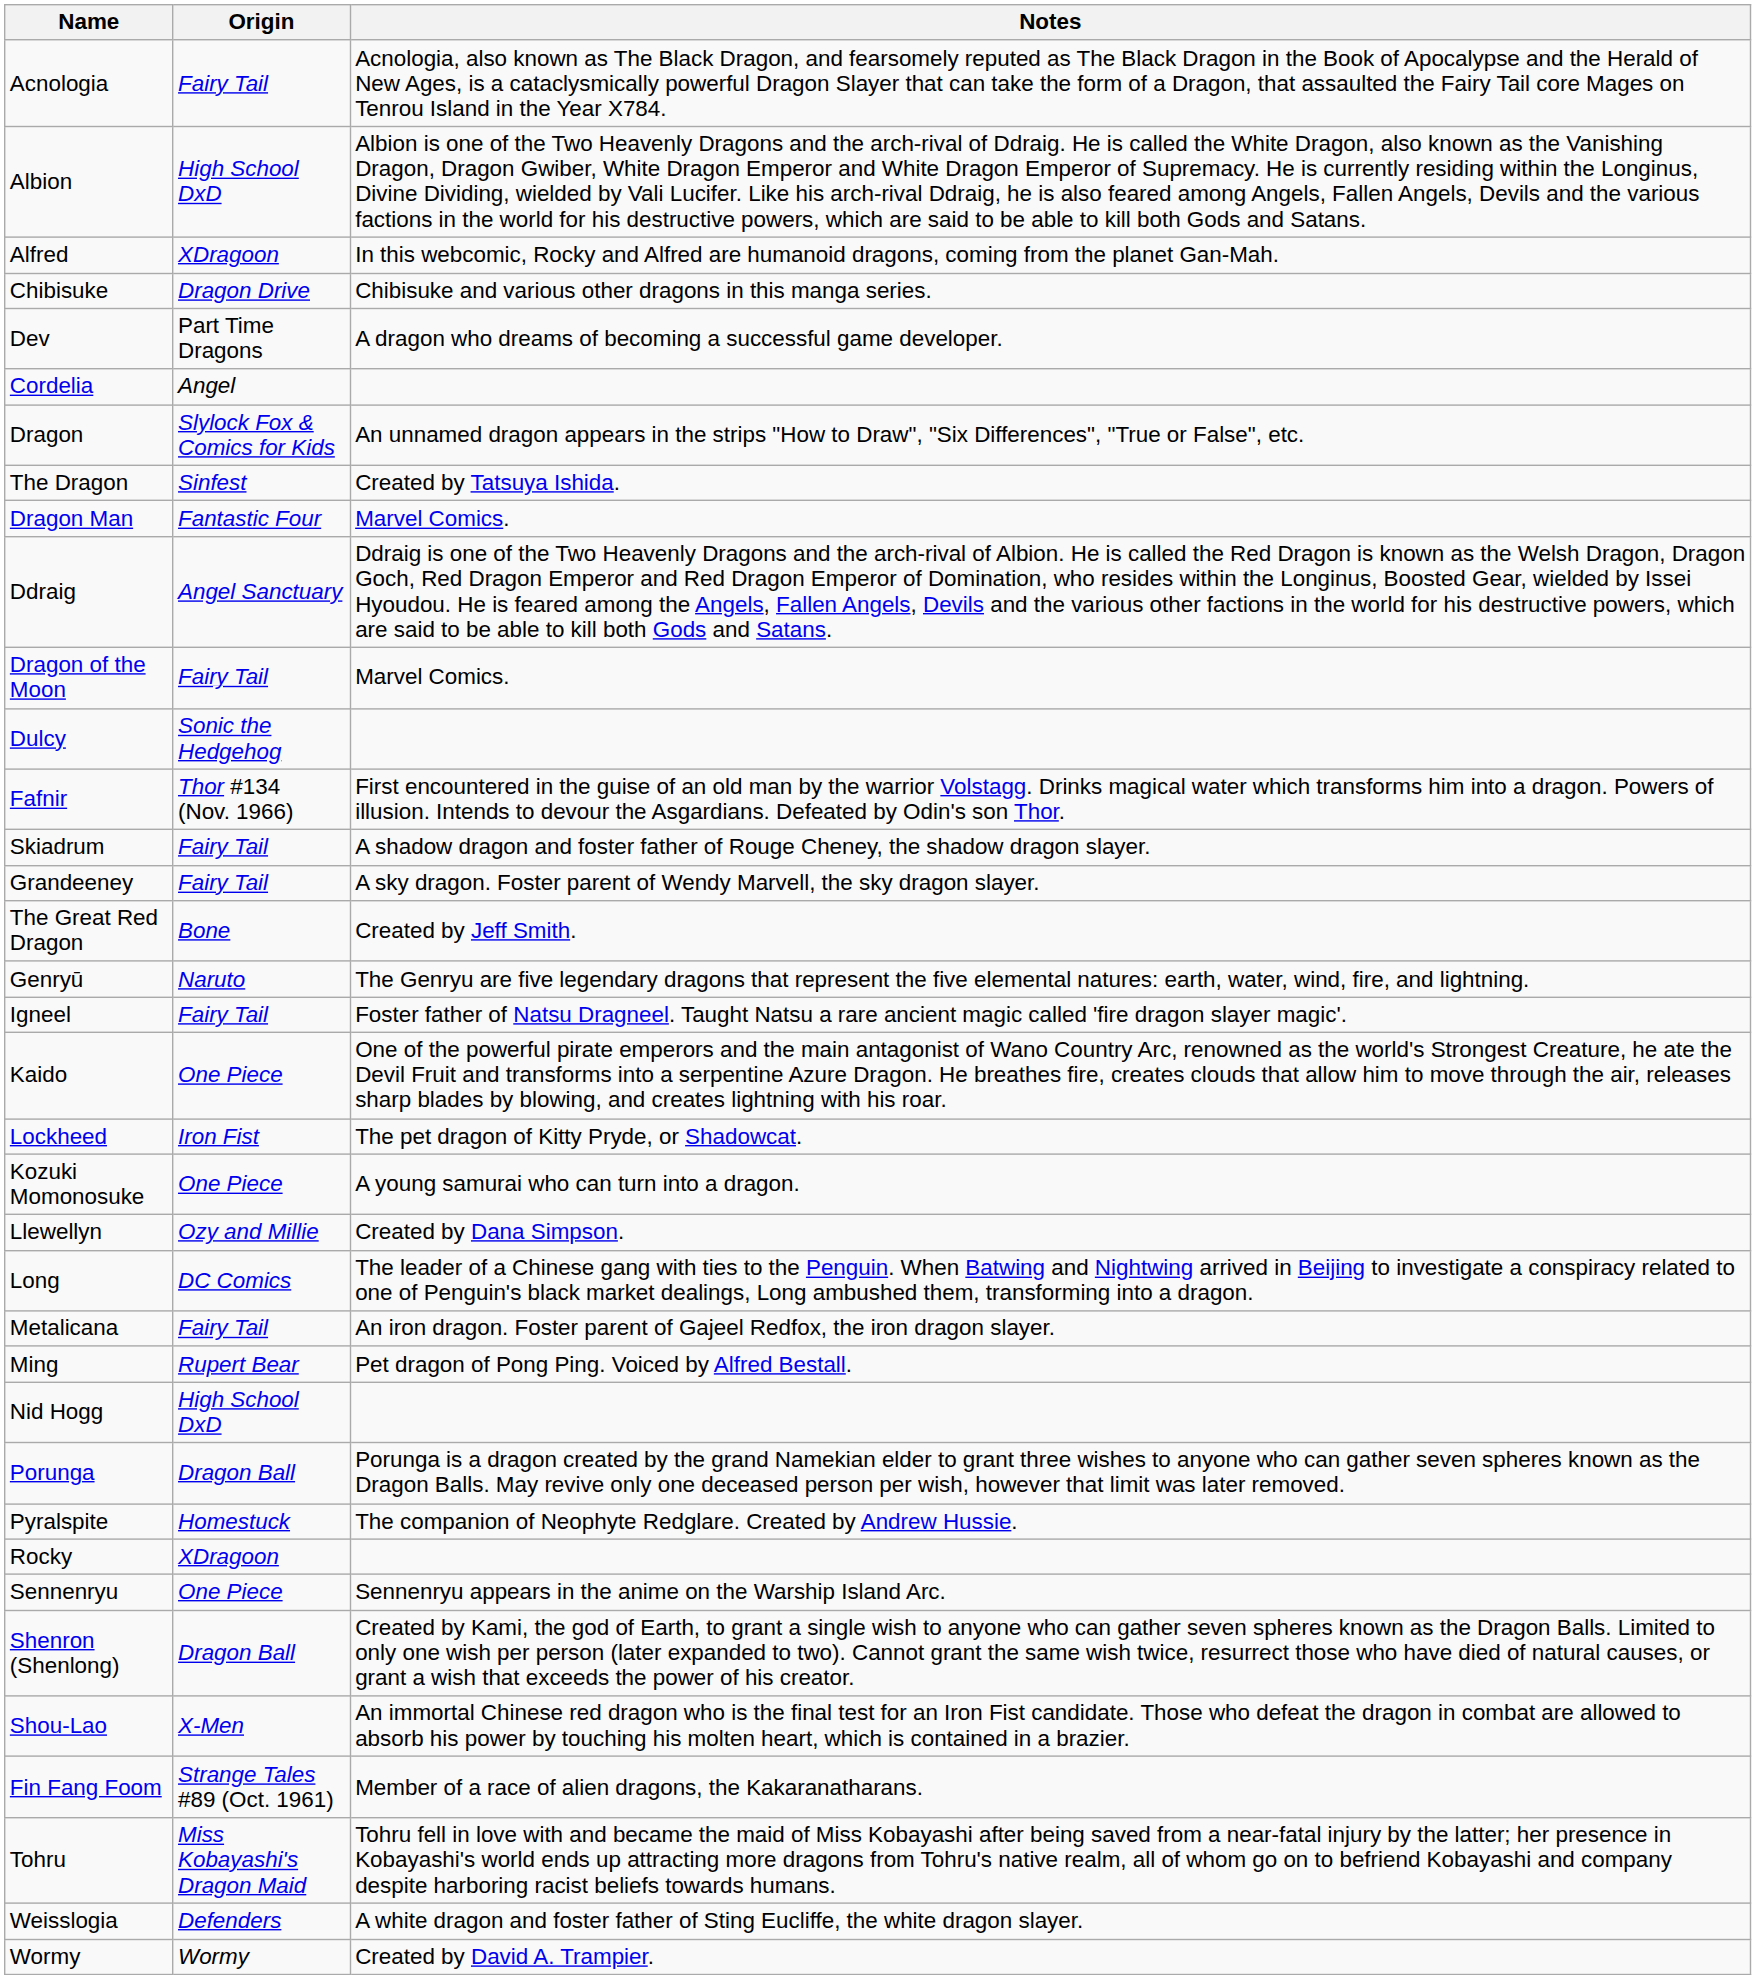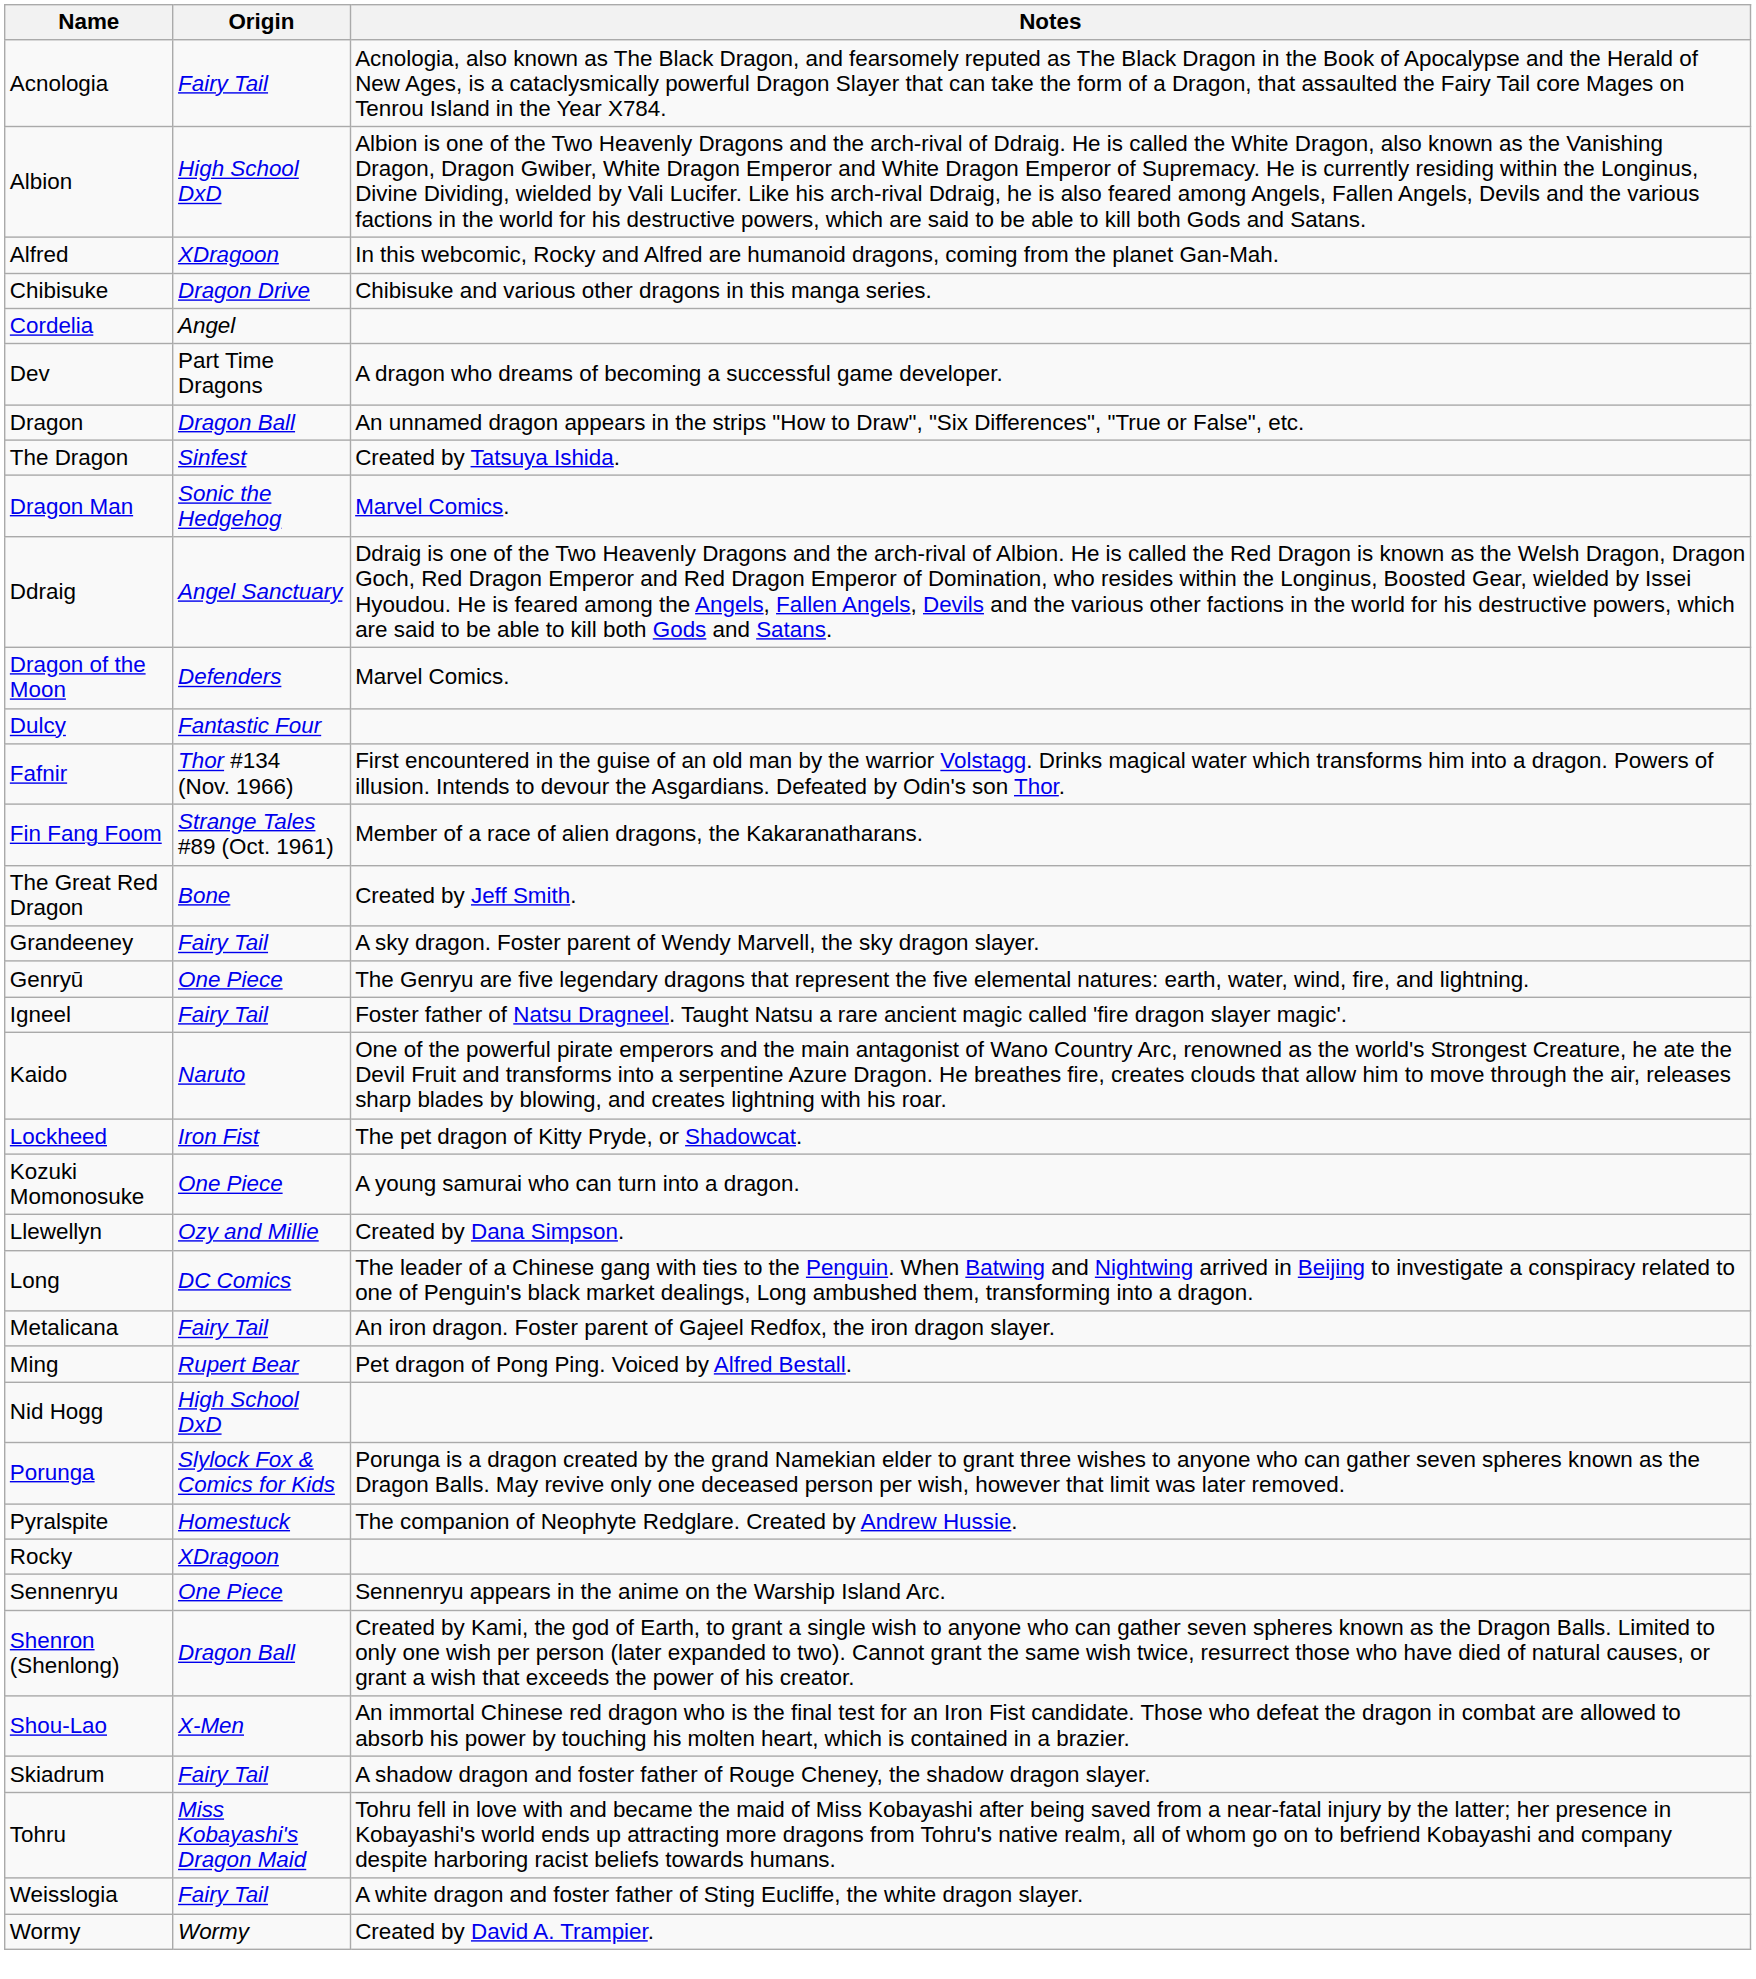rows swapped: (52, 386) <-> (30, 338)
(256, 434) Slylock Fox & Comics for Kids -> (237, 422) Dragon Ball
(250, 518) Fantastic Four -> (230, 505) Sonic the Hedgehog
(223, 677) Fairy Tail -> (230, 677) Defenders
(230, 738) Sonic the Hedgehog -> (250, 725) Fantastic Four
rows swapped: (86, 1786) <-> (57, 847)
rows swapped: (72, 882) <-> (84, 930)
(212, 978) Naruto -> (230, 978) One Piece
(230, 1075) One Piece -> (212, 1075) Naruto
(237, 1472) Dragon Ball -> (256, 1472) Slylock Fox & Comics for Kids
(230, 1920) Defenders -> (223, 1895) Fairy Tail
